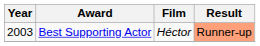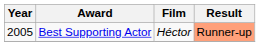(20, 32) 2003 -> (20, 32) 2005
